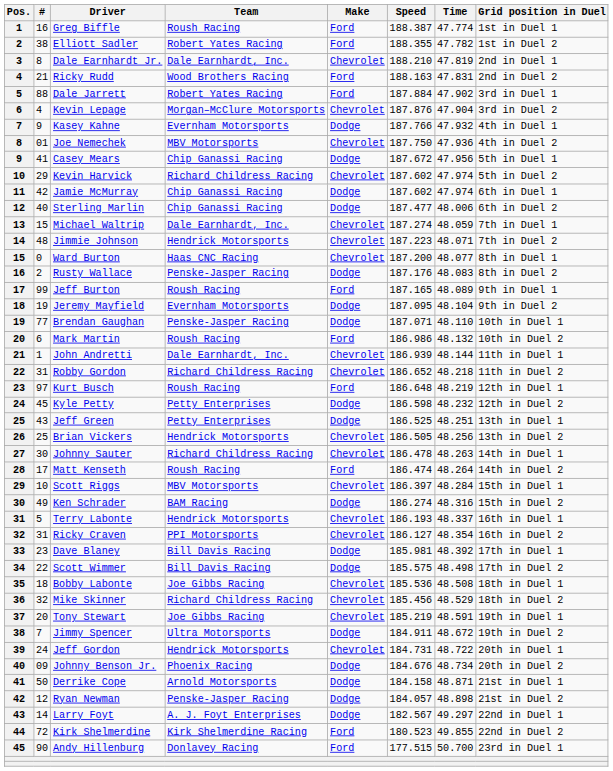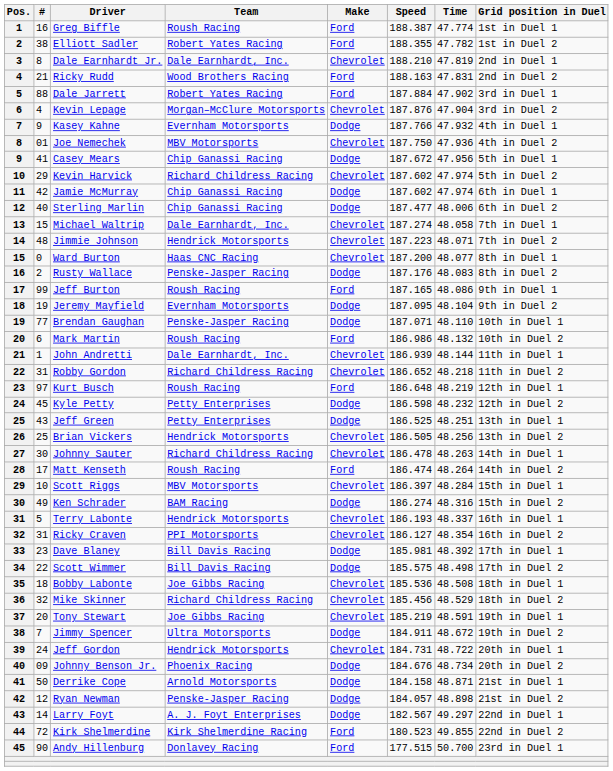(455, 225) 48.059 -> (455, 225) 48.058
(455, 291) 48.089 -> (455, 291) 48.086
